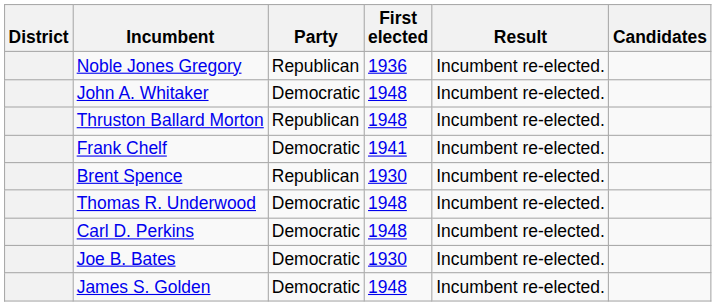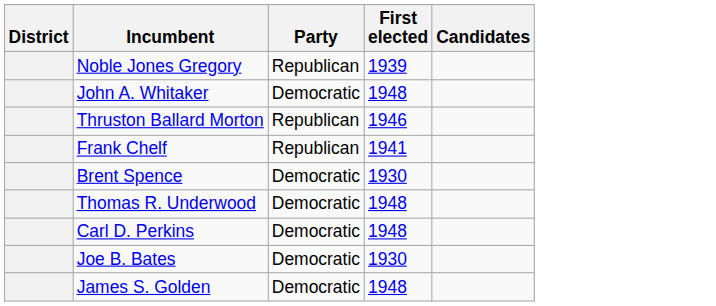- column: (521, 37)
(387, 65) 1936 -> (387, 65) 1939
(387, 120) 1948 -> (387, 120) 1946
(316, 148) Democratic -> (315, 148) Republican
(315, 176) Republican -> (316, 176) Democratic
